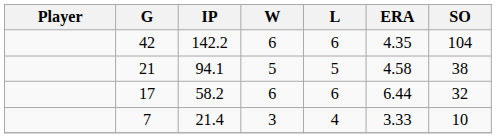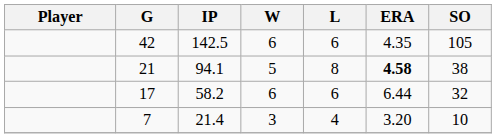(210, 42) 142.2 -> (210, 42) 142.5
(460, 42) 104 -> (460, 42) 105
(335, 68) 5 -> (335, 68) 8
(397, 68) normal -> (397, 68) bold
(397, 119) 3.33 -> (397, 119) 3.20
